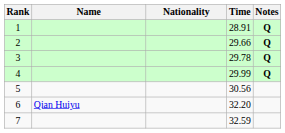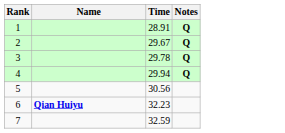- column: (186, 12)
(240, 43) 29.66 -> (159, 43) 29.67
(240, 74) 29.99 -> (159, 74) 29.94
(57, 105) normal -> (58, 105) bold
(240, 105) 32.20 -> (159, 105) 32.23
